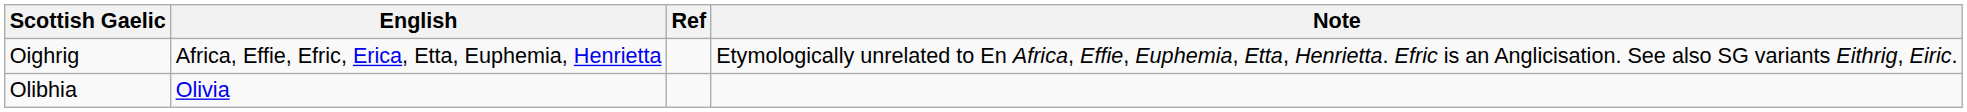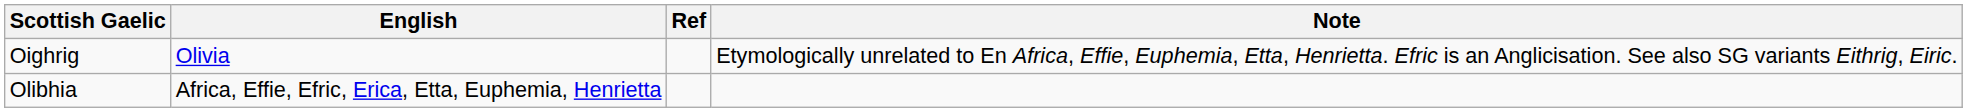(419, 55) Africa, Effie, Efric, Erica, Etta, Euphemia, Henrietta -> (203, 55) Olivia
(203, 90) Olivia -> (419, 90) Africa, Effie, Efric, Erica, Etta, Euphemia, Henrietta
